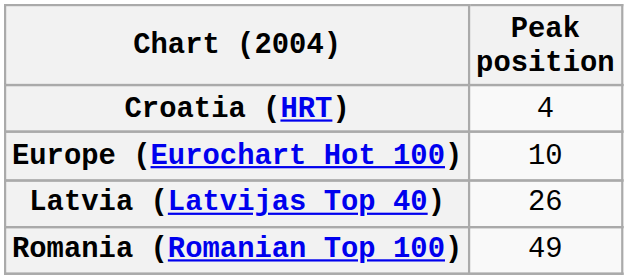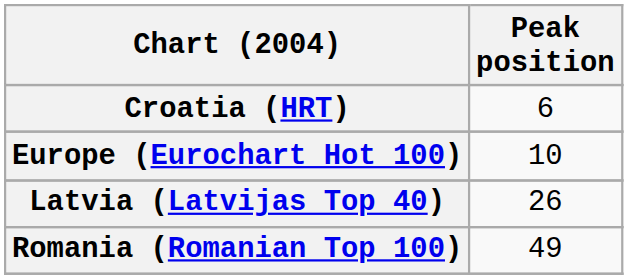(545, 109) 4 -> (545, 109) 6
